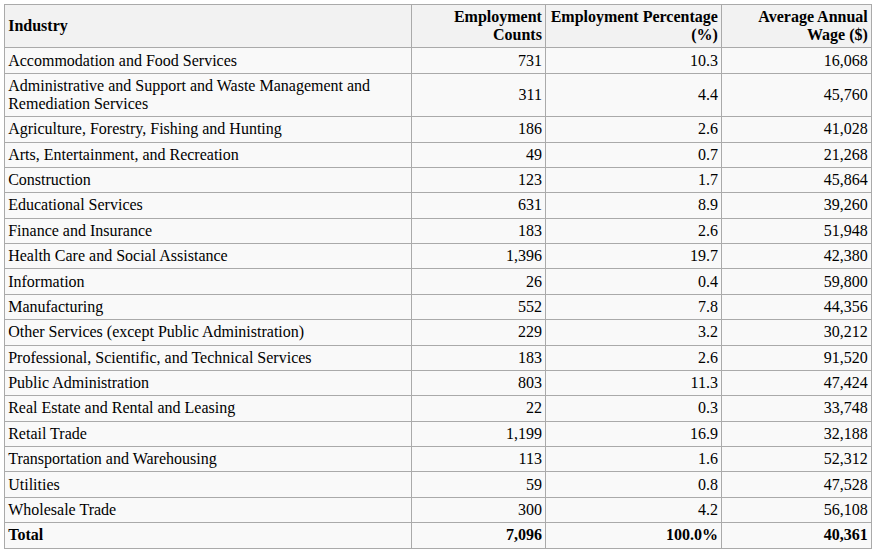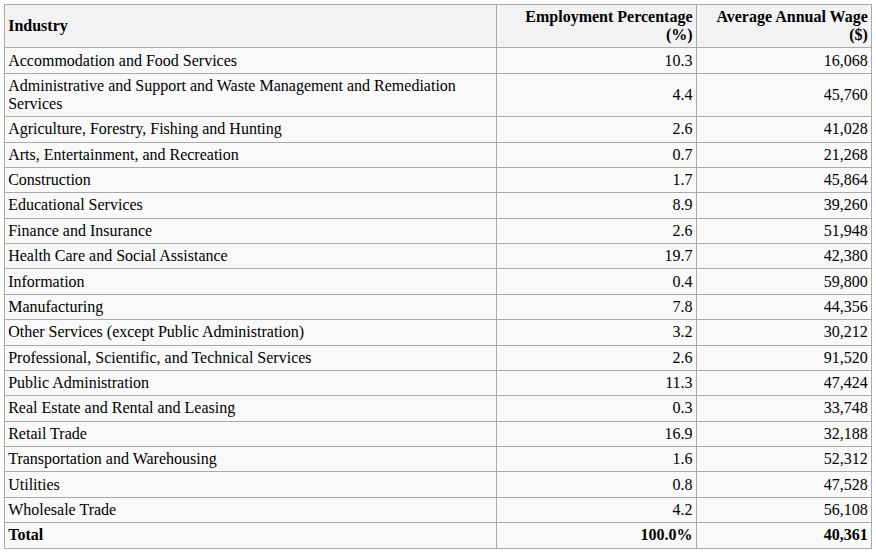- column: (498, 26)
